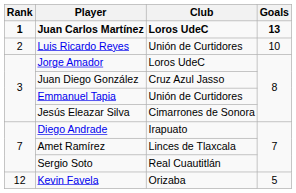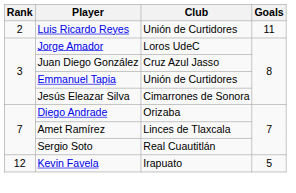- row: (91, 29)
(274, 46) 10 -> (269, 29) 11
(168, 130) Irapuato -> (162, 113) Orizaba
(167, 180) Orizaba -> (163, 163) Irapuato
